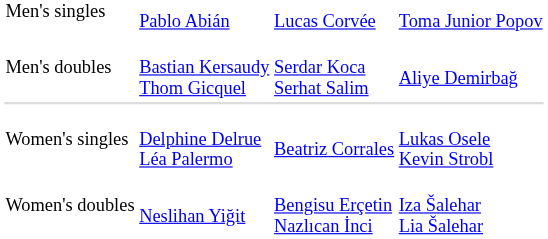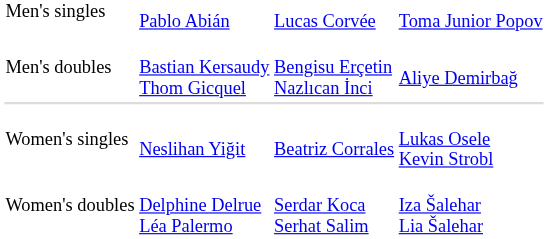(321, 77) Serdar Koca Serhat Salim -> (333, 77) Bengisu Erçetin Nazlıcan İnci
(200, 149) Delphine Delrue Léa Palermo -> (192, 149) Neslihan Yiğit
(192, 215) Neslihan Yiğit -> (200, 215) Delphine Delrue Léa Palermo
(333, 215) Bengisu Erçetin Nazlıcan İnci -> (321, 215) Serdar Koca Serhat Salim
